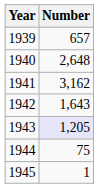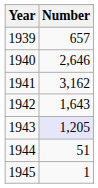(75, 60) 2,648 -> (75, 60) 2,646
(83, 150) 75 -> (83, 150) 51
